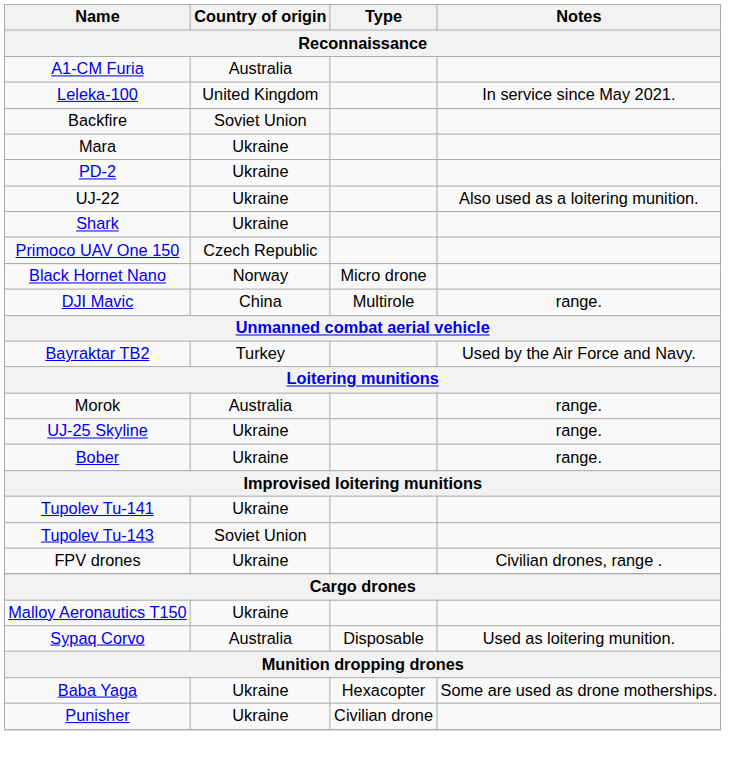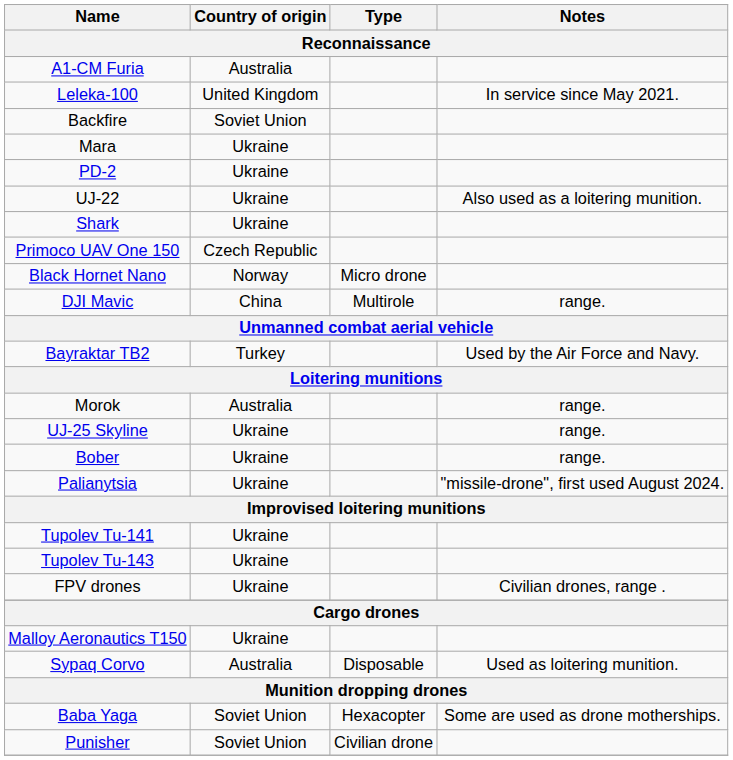+ row: (97, 483)
(260, 535) Soviet Union -> (260, 560) Ukraine
(260, 690) Ukraine -> (260, 716) Soviet Union
(260, 716) Ukraine -> (260, 742) Soviet Union
